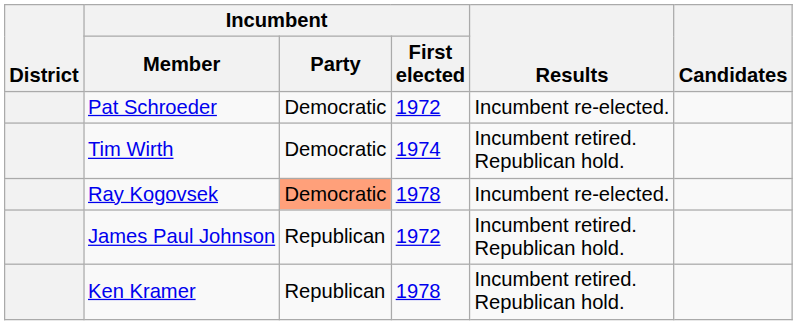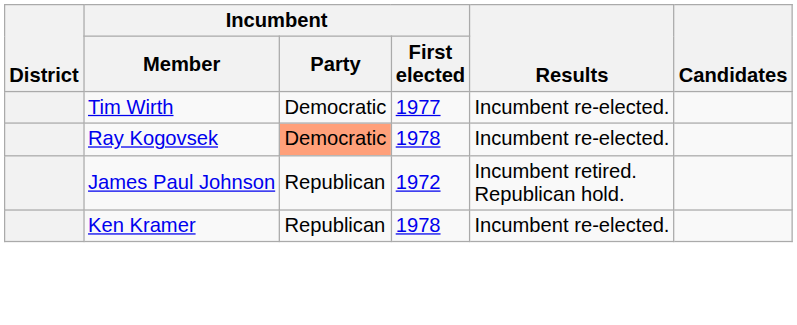- row: (152, 107)
(418, 150) 1974 -> (418, 107) 1977
(556, 150) Incumbent retired. Republican hold. -> (572, 107) Incumbent re-elected.
(556, 291) Incumbent retired. Republican hold. -> (572, 225) Incumbent re-elected.
